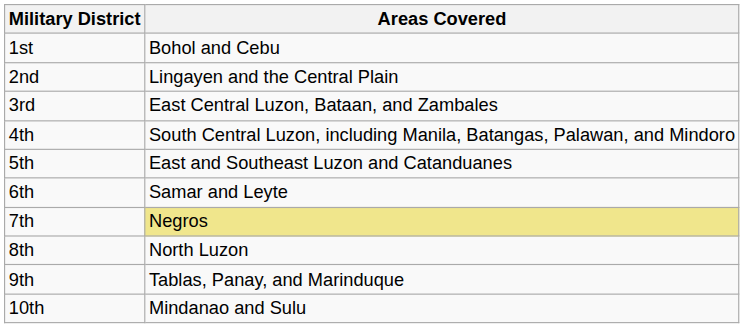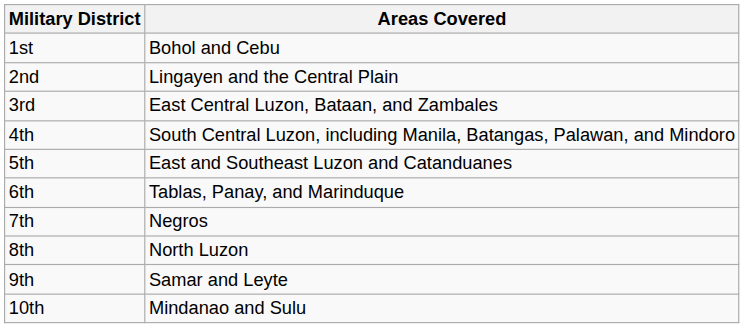(218, 192) Samar and Leyte -> (277, 192) Tablas, Panay, and Marinduque
(178, 221) khaki background -> (178, 221) no background
(277, 279) Tablas, Panay, and Marinduque -> (218, 279) Samar and Leyte
